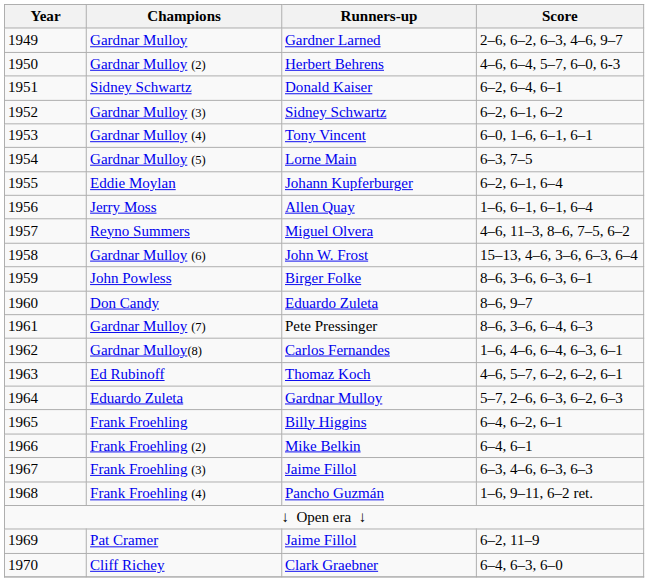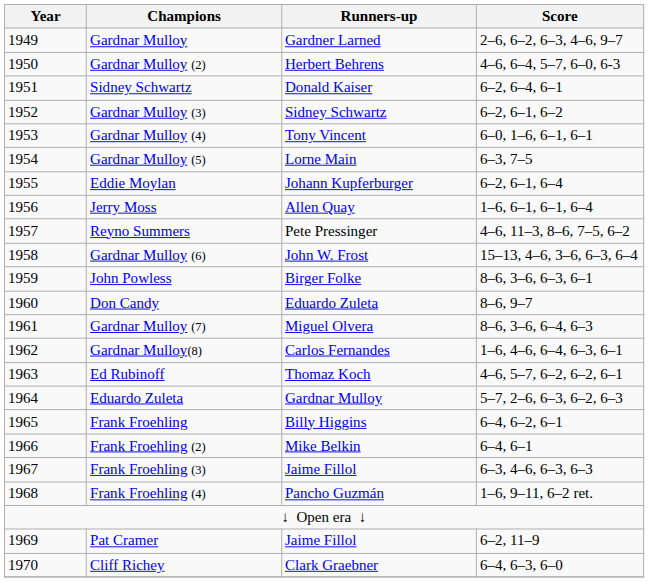(329, 231) Miguel Olvera -> (331, 231) Pete Pressinger
(331, 326) Pete Pressinger -> (329, 326) Miguel Olvera
